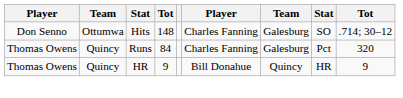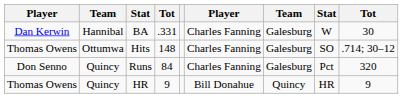+ row: (140, 31)
(42, 31) Don Senno -> (42, 48) Thomas Owens
(42, 48) Thomas Owens -> (42, 66) Don Senno
